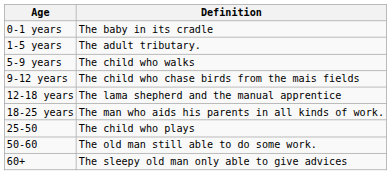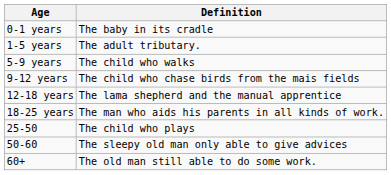(198, 145) The old man still able to do some work. -> (213, 145) The sleepy old man only able to give advices
(213, 161) The sleepy old man only able to give advices -> (198, 161) The old man still able to do some work.
